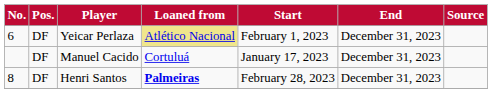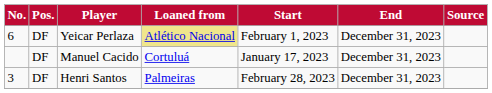(11, 78) 8 -> (11, 78) 3
(172, 78) bold -> (170, 78) normal
